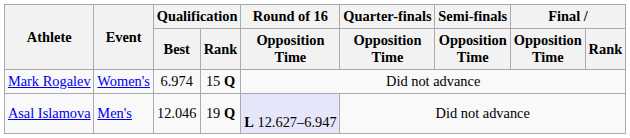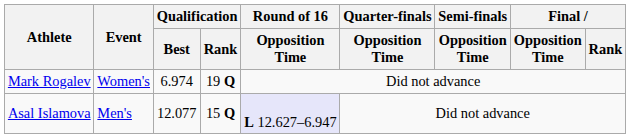(220, 81) 15 Q -> (220, 81) 19 Q
(177, 113) 12.046 -> (177, 113) 12.077
(220, 113) 19 Q -> (220, 113) 15 Q
